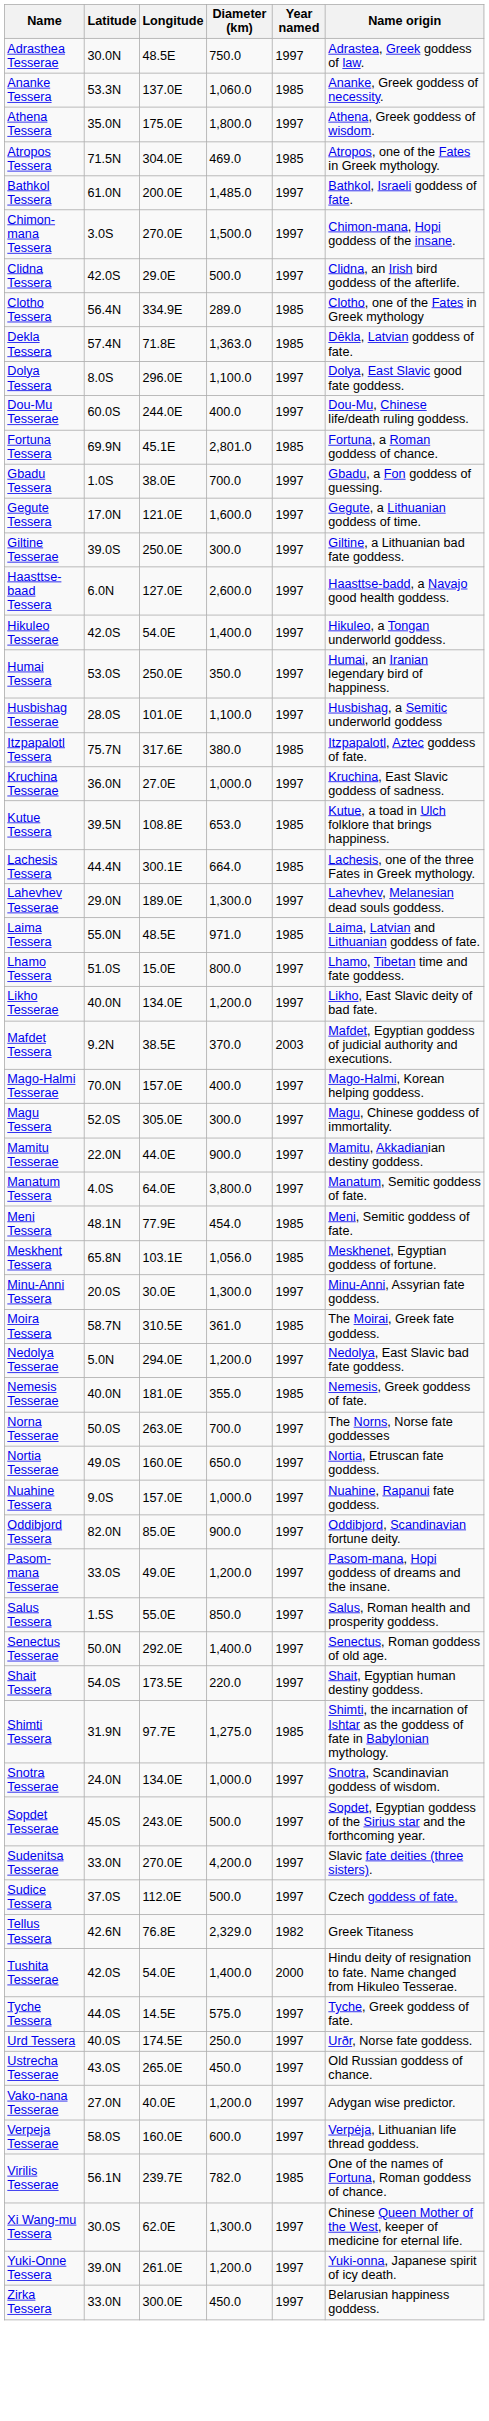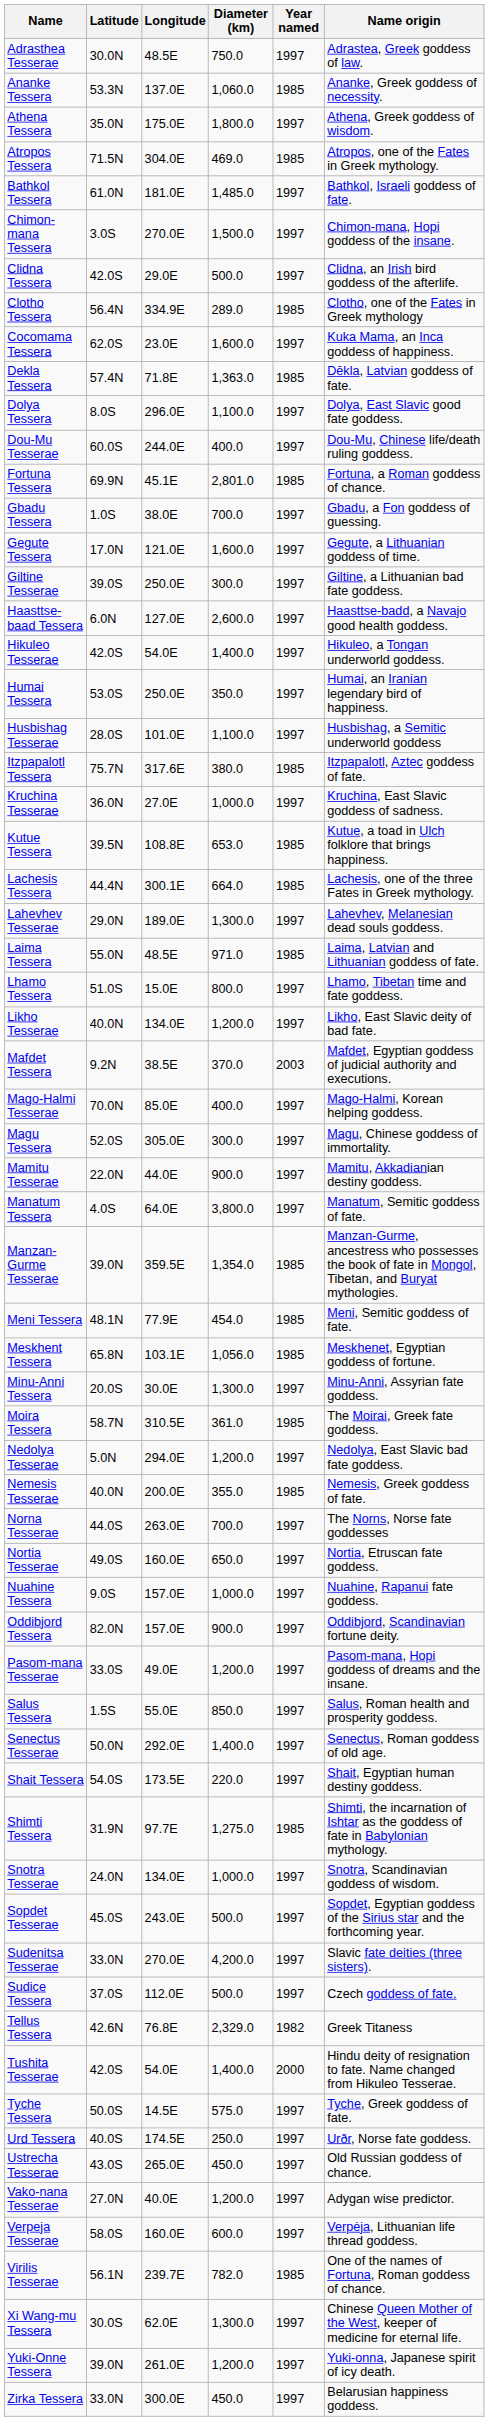(162, 192) 200.0E -> (165, 192) 181.0E
+ row: (40, 344)
(162, 1086) 157.0E -> (161, 1106) 85.0E
+ row: (33, 1264)
(162, 1394) 181.0E -> (165, 1491) 200.0E
(104, 1429) 50.0S -> (106, 1526) 44.0S
(159, 1531) 85.0E -> (165, 1628) 157.0E
(104, 2014) 44.0S -> (106, 2111) 50.0S
